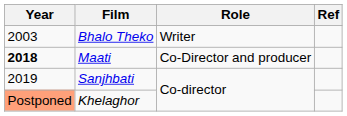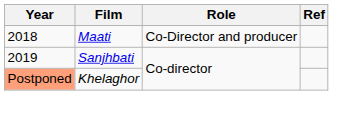- row: (116, 36)
(22, 57) bold -> (22, 36) normal
